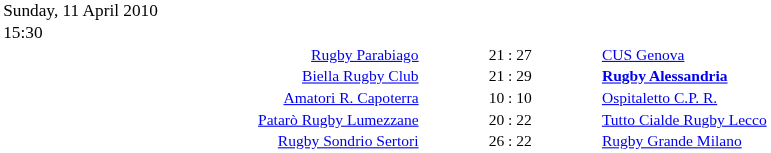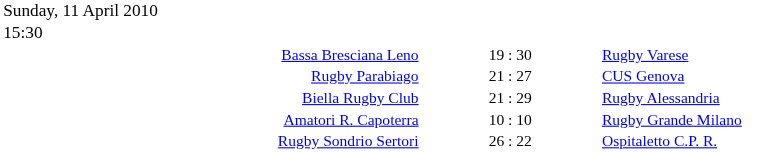+ row: (350, 54)
(665, 76) bold -> (661, 98) normal
(660, 98) Ospitaletto C.P. R. -> (672, 119) Rugby Grande Milano
- row: (338, 119)
(672, 141) Rugby Grande Milano -> (660, 141) Ospitaletto C.P. R.
